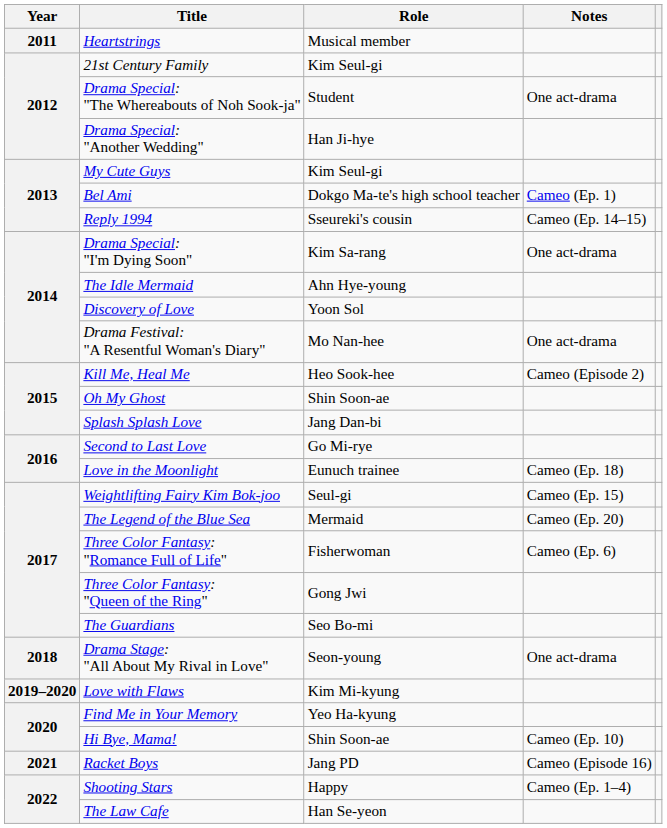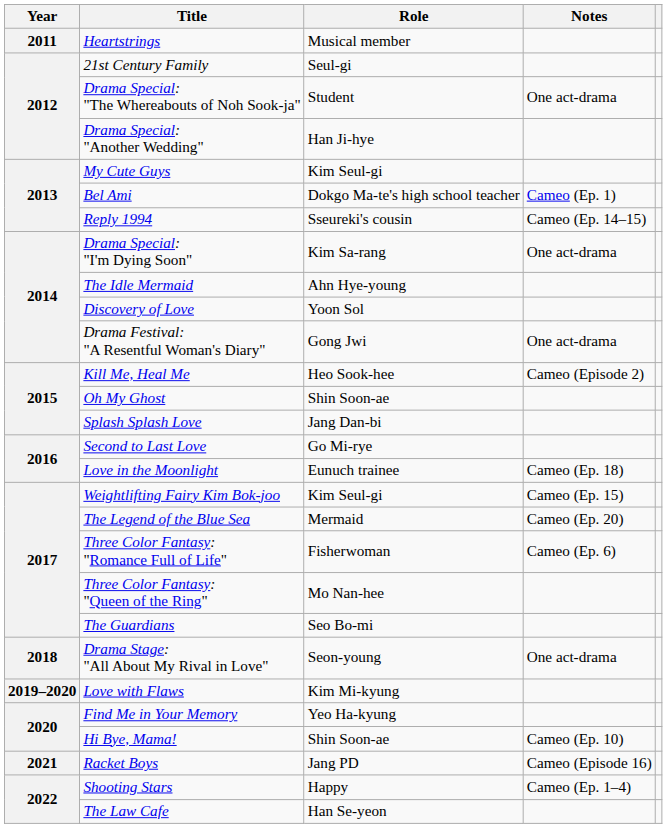(345, 64) Kim Seul-gi -> (330, 64) Seul-gi
(346, 341) Mo Nan-hee -> (337, 341) Gong Jwi
(330, 494) Seul-gi -> (345, 494) Kim Seul-gi
(337, 592) Gong Jwi -> (346, 592) Mo Nan-hee
